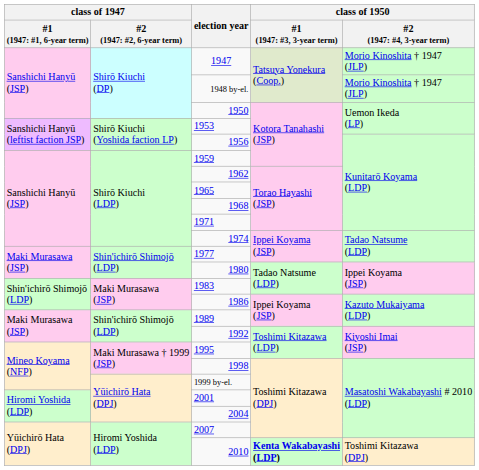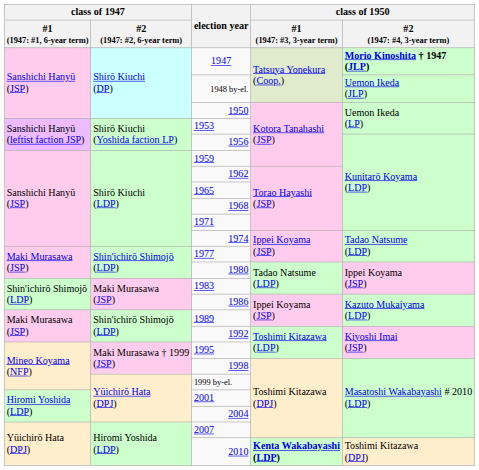(393, 61) normal -> (395, 61) bold
(393, 88) Morio Kinoshita † 1947 (JLP) -> (372, 88) Uemon Ikeda (JLP)
